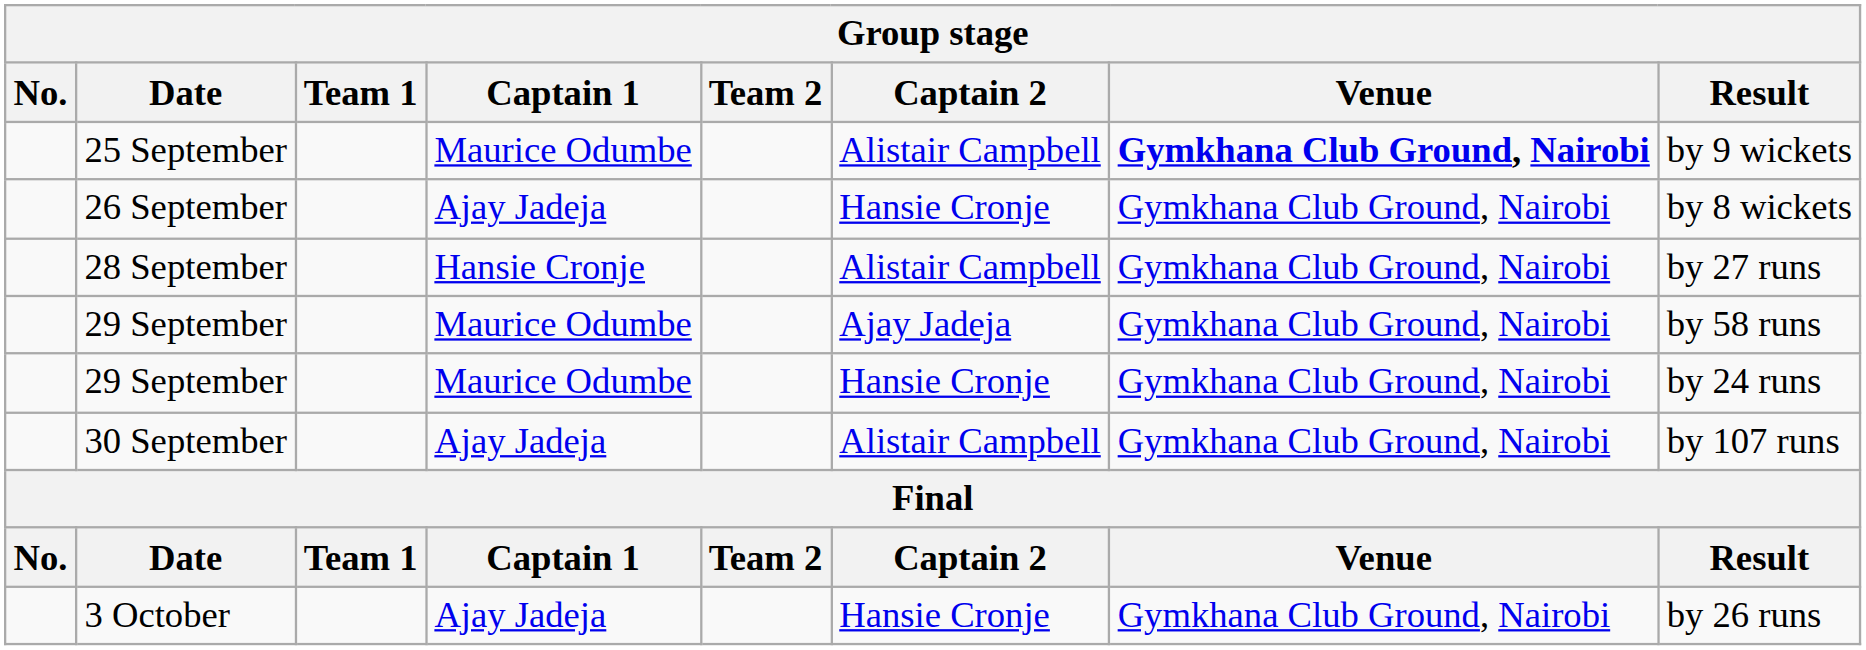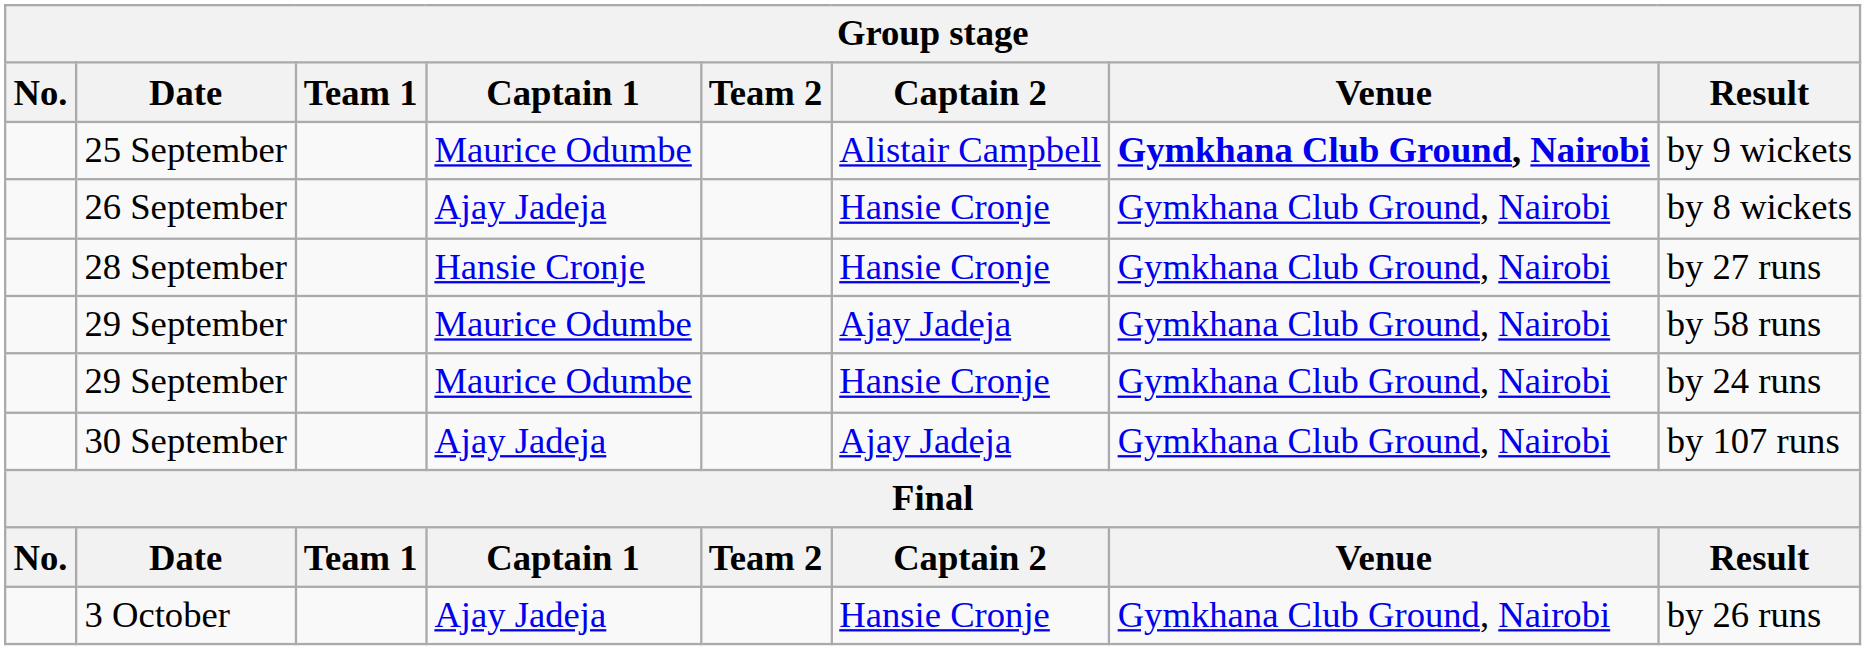(970, 265) Alistair Campbell -> (945, 265) Hansie Cronje
(970, 440) Alistair Campbell -> (925, 440) Ajay Jadeja
